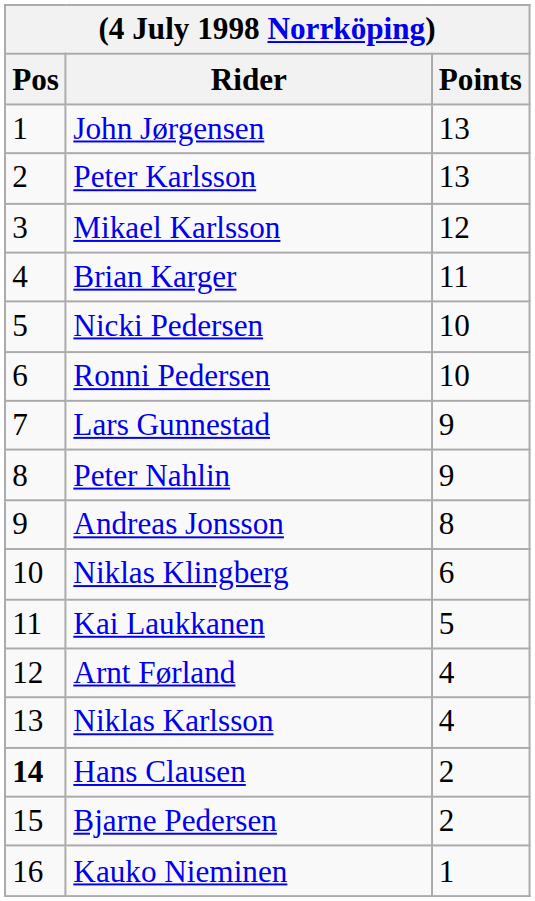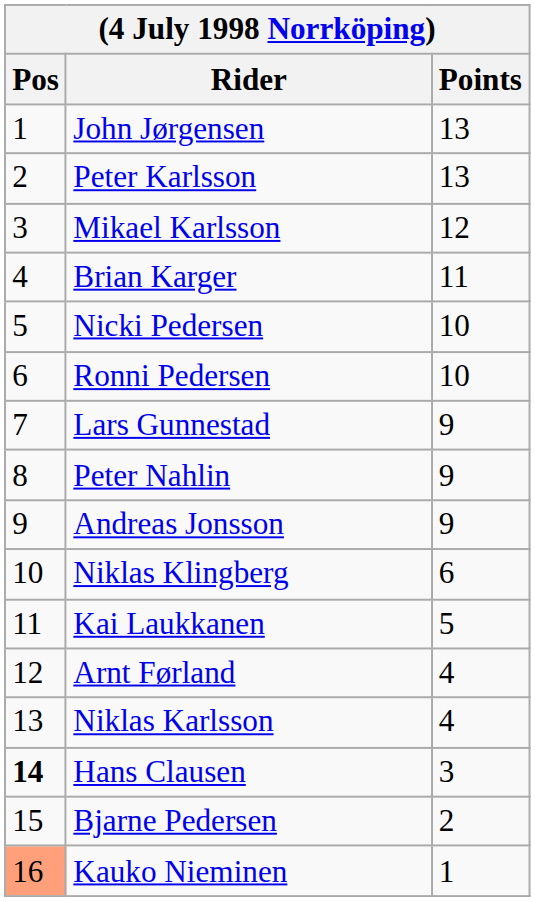(447, 524) 8 -> (447, 524) 9
(447, 771) 2 -> (447, 771) 3
(28, 870) no background -> (28, 870) lightsalmon background
